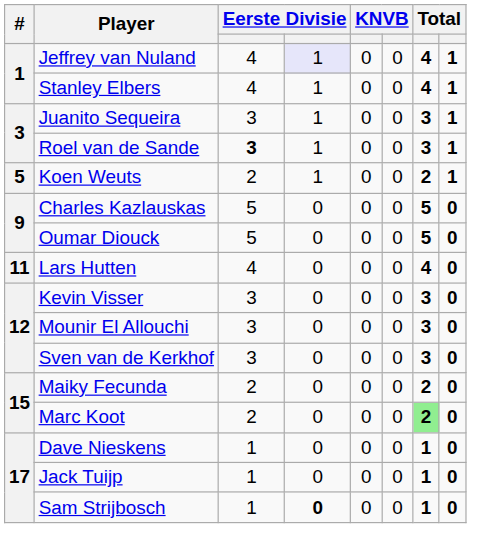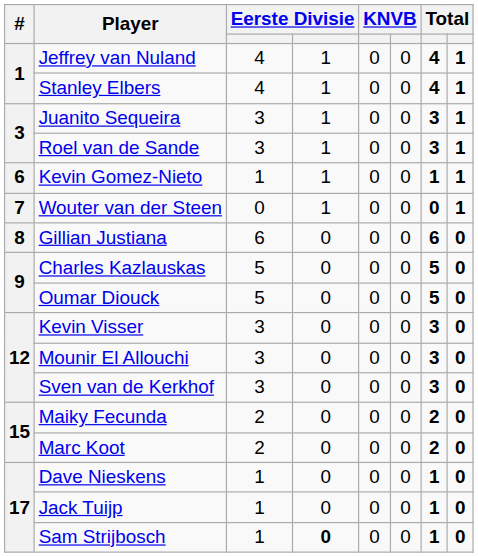(318, 58) lavender background -> (326, 58) no background
(251, 147) bold -> (259, 147) normal
- row: (90, 177)
+ row: (120, 177)
+ row: (130, 207)
+ row: (103, 237)
- row: (87, 267)
(426, 417) lightgreen background -> (434, 447) no background
